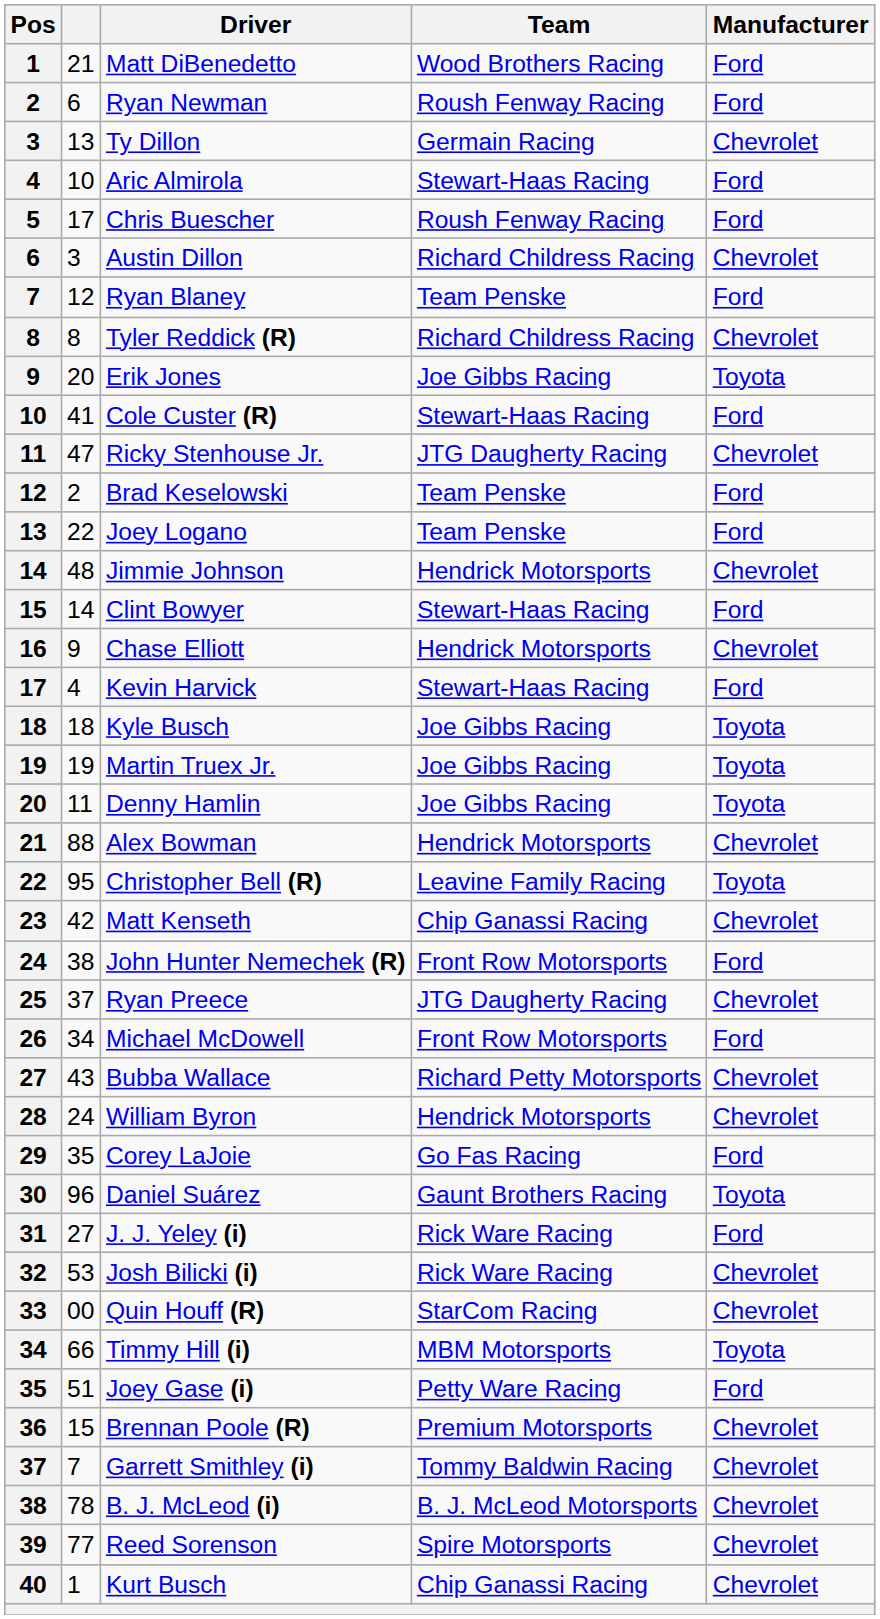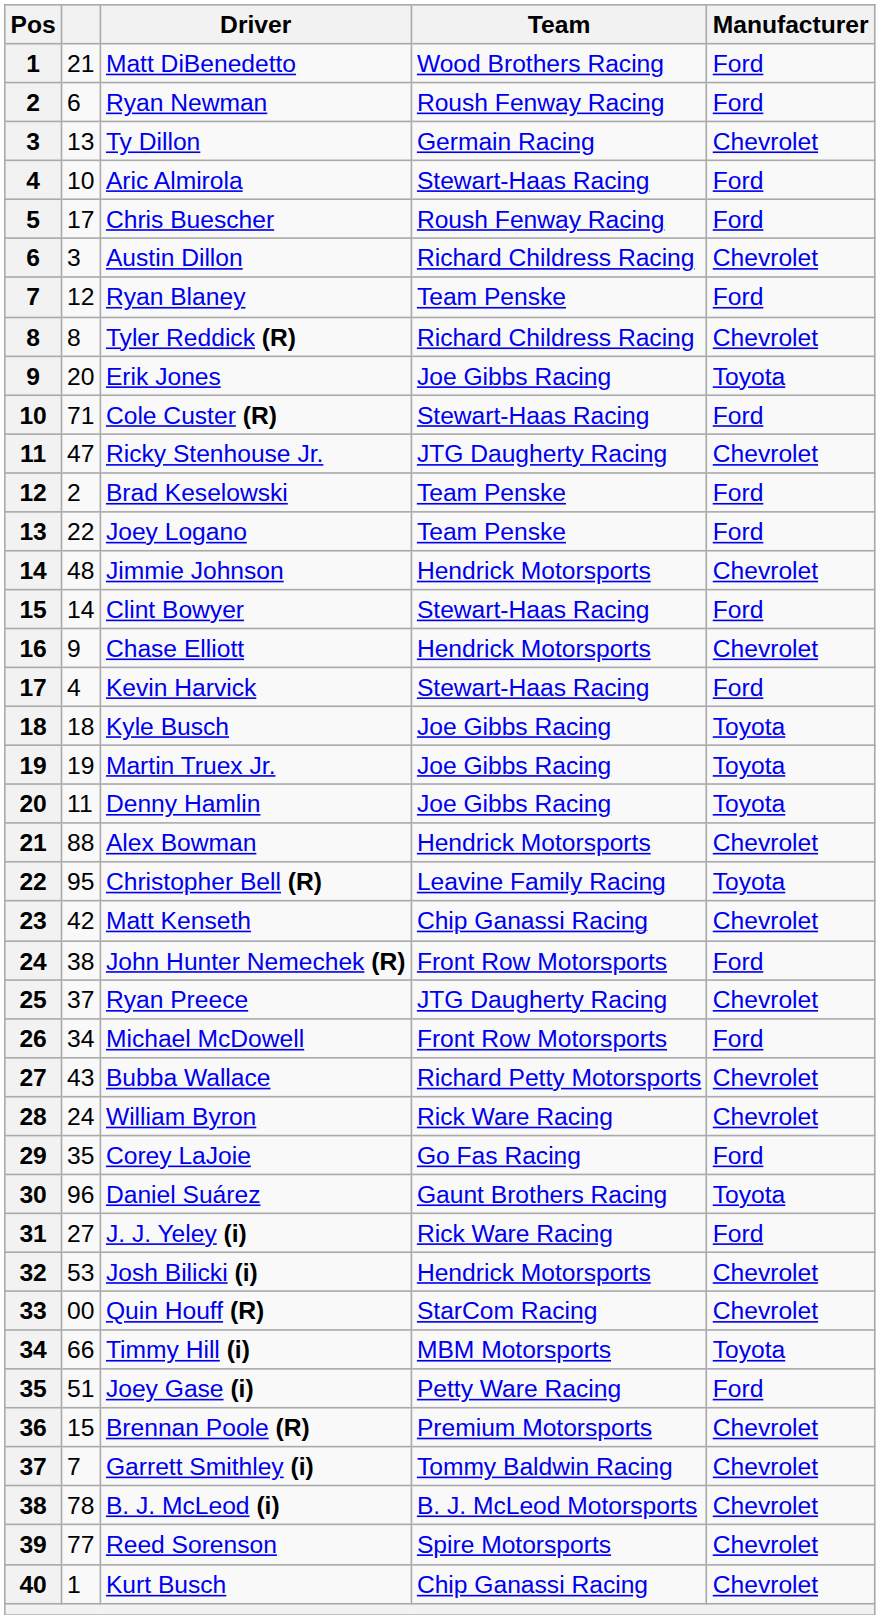(81, 414) 41 -> (81, 414) 71
(534, 1116) Hendrick Motorsports -> (515, 1116) Rick Ware Racing
(515, 1272) Rick Ware Racing -> (534, 1272) Hendrick Motorsports
